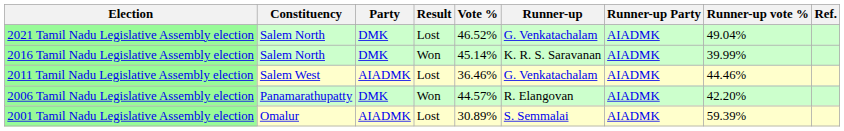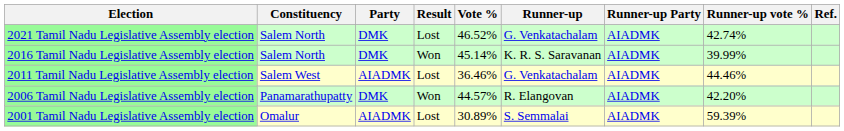(726, 34) 49.04% -> (726, 34) 42.74%
